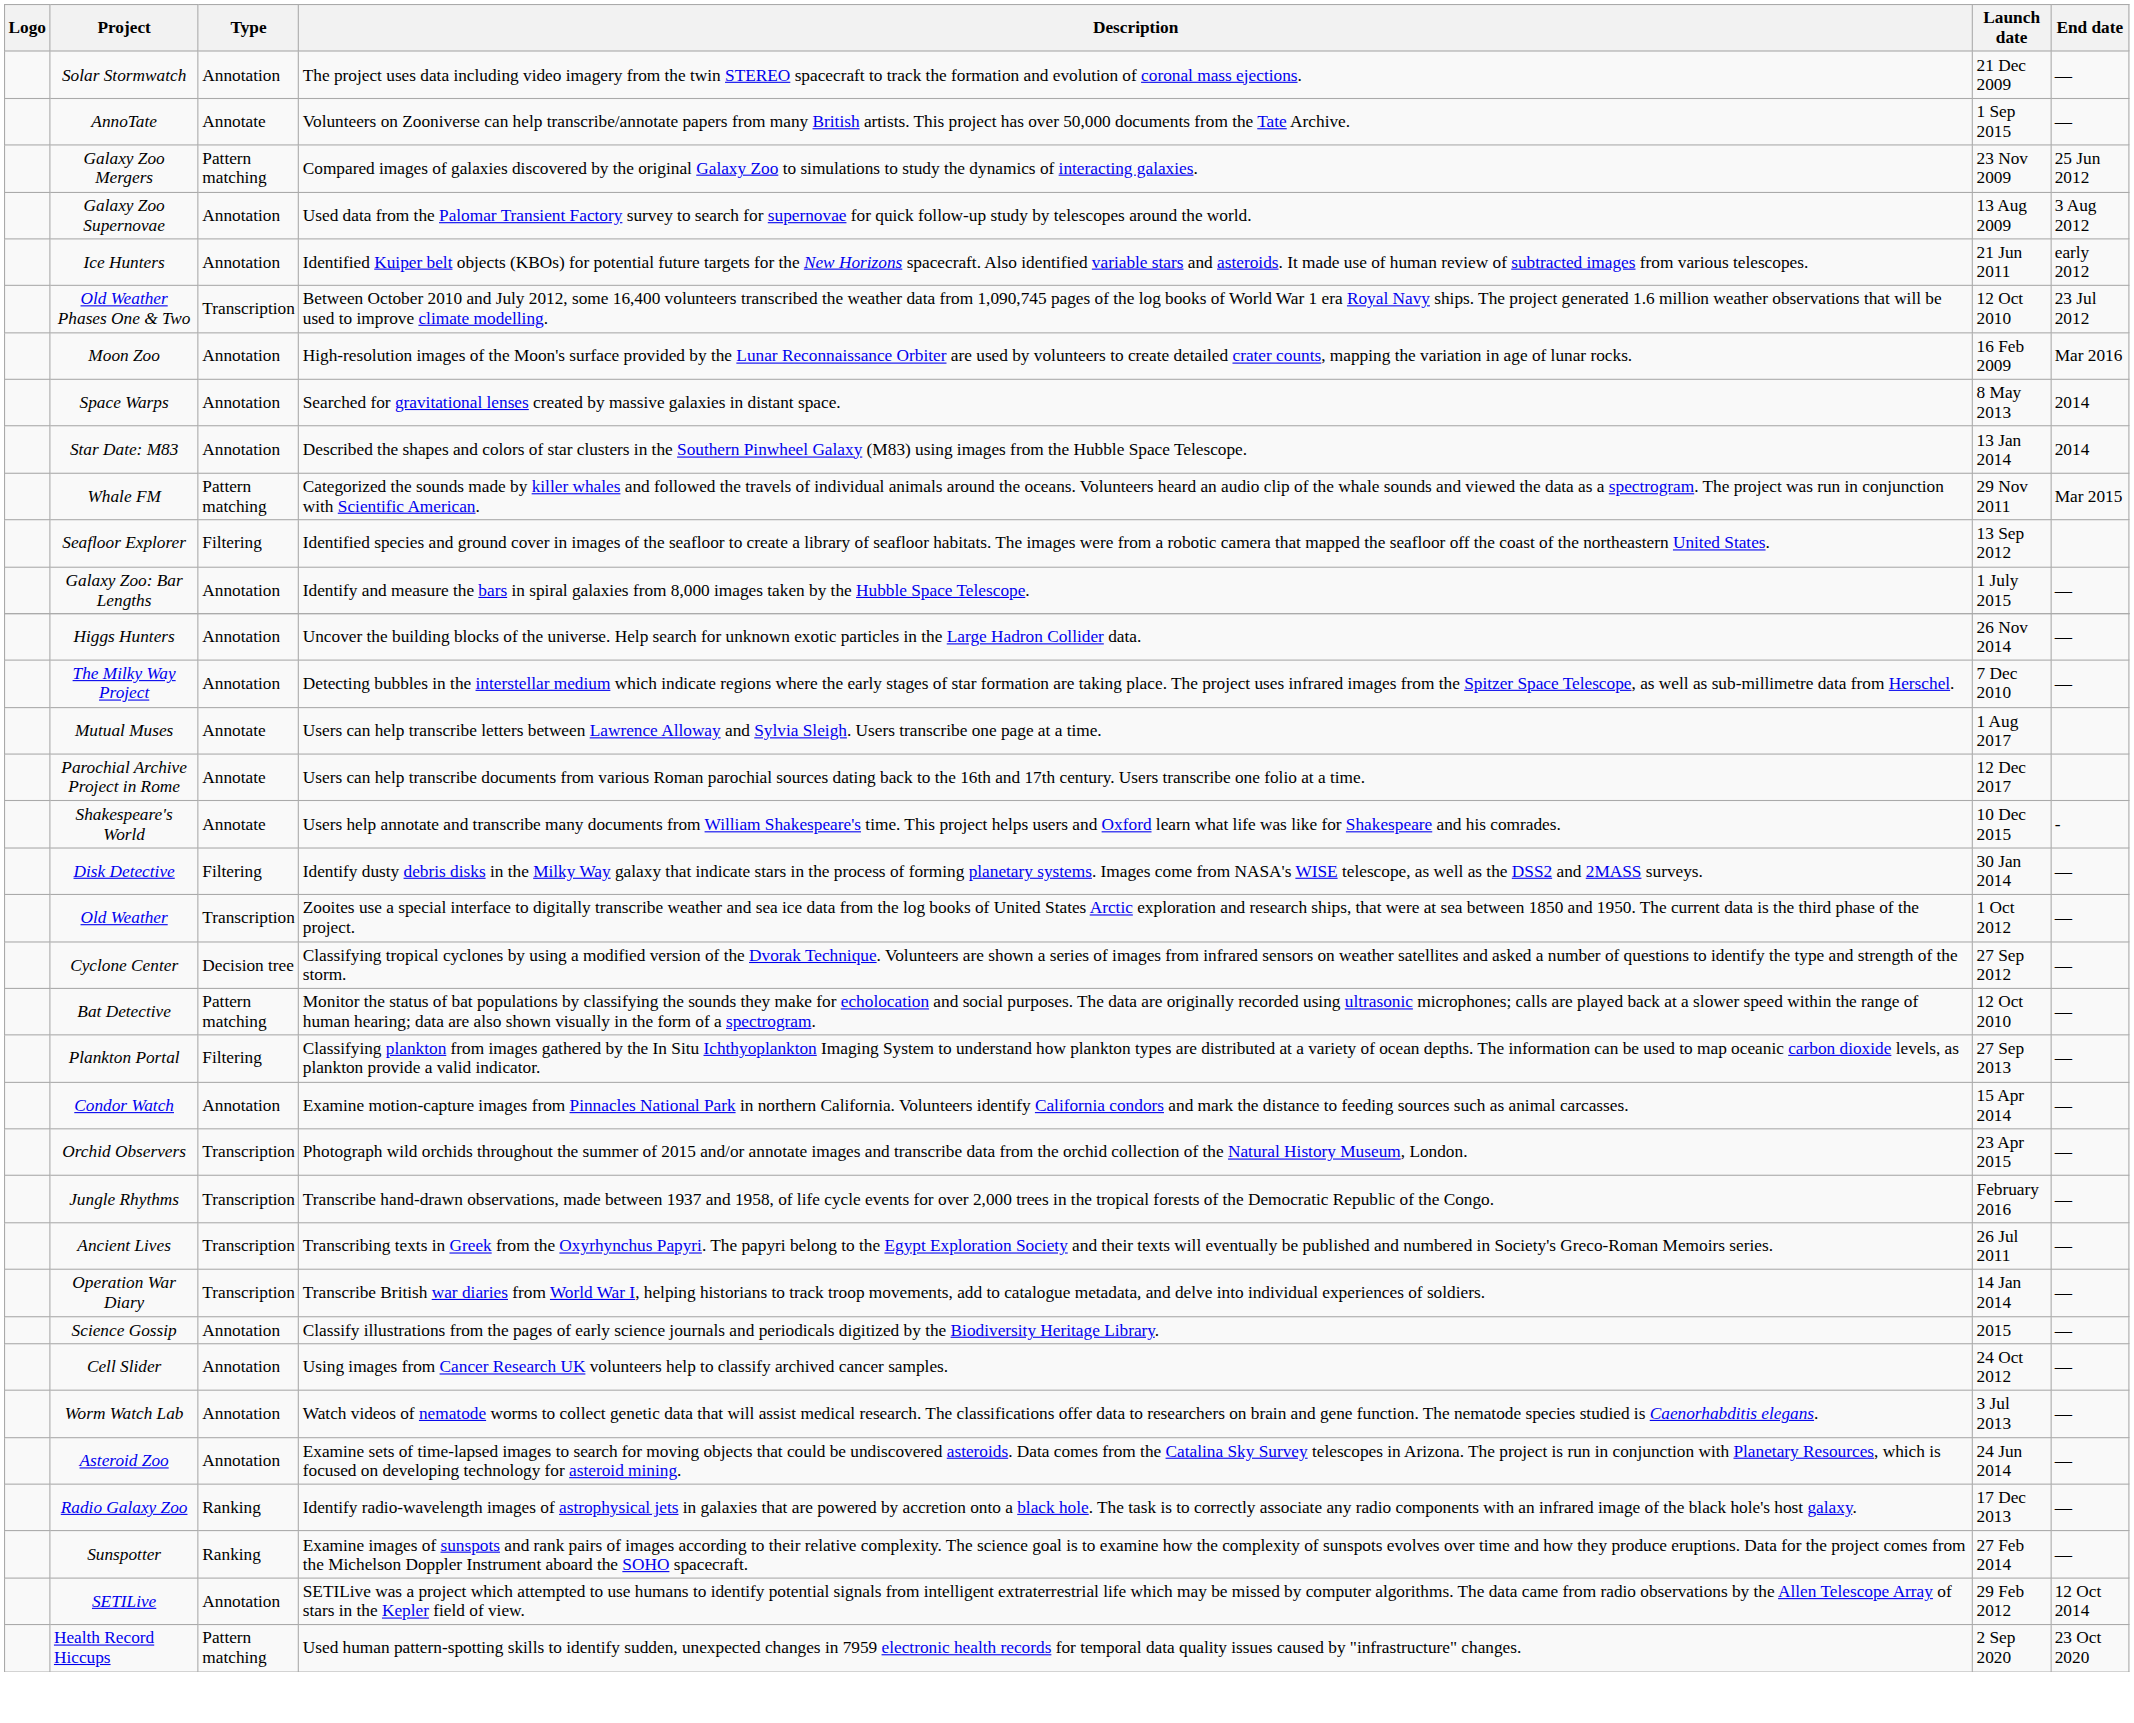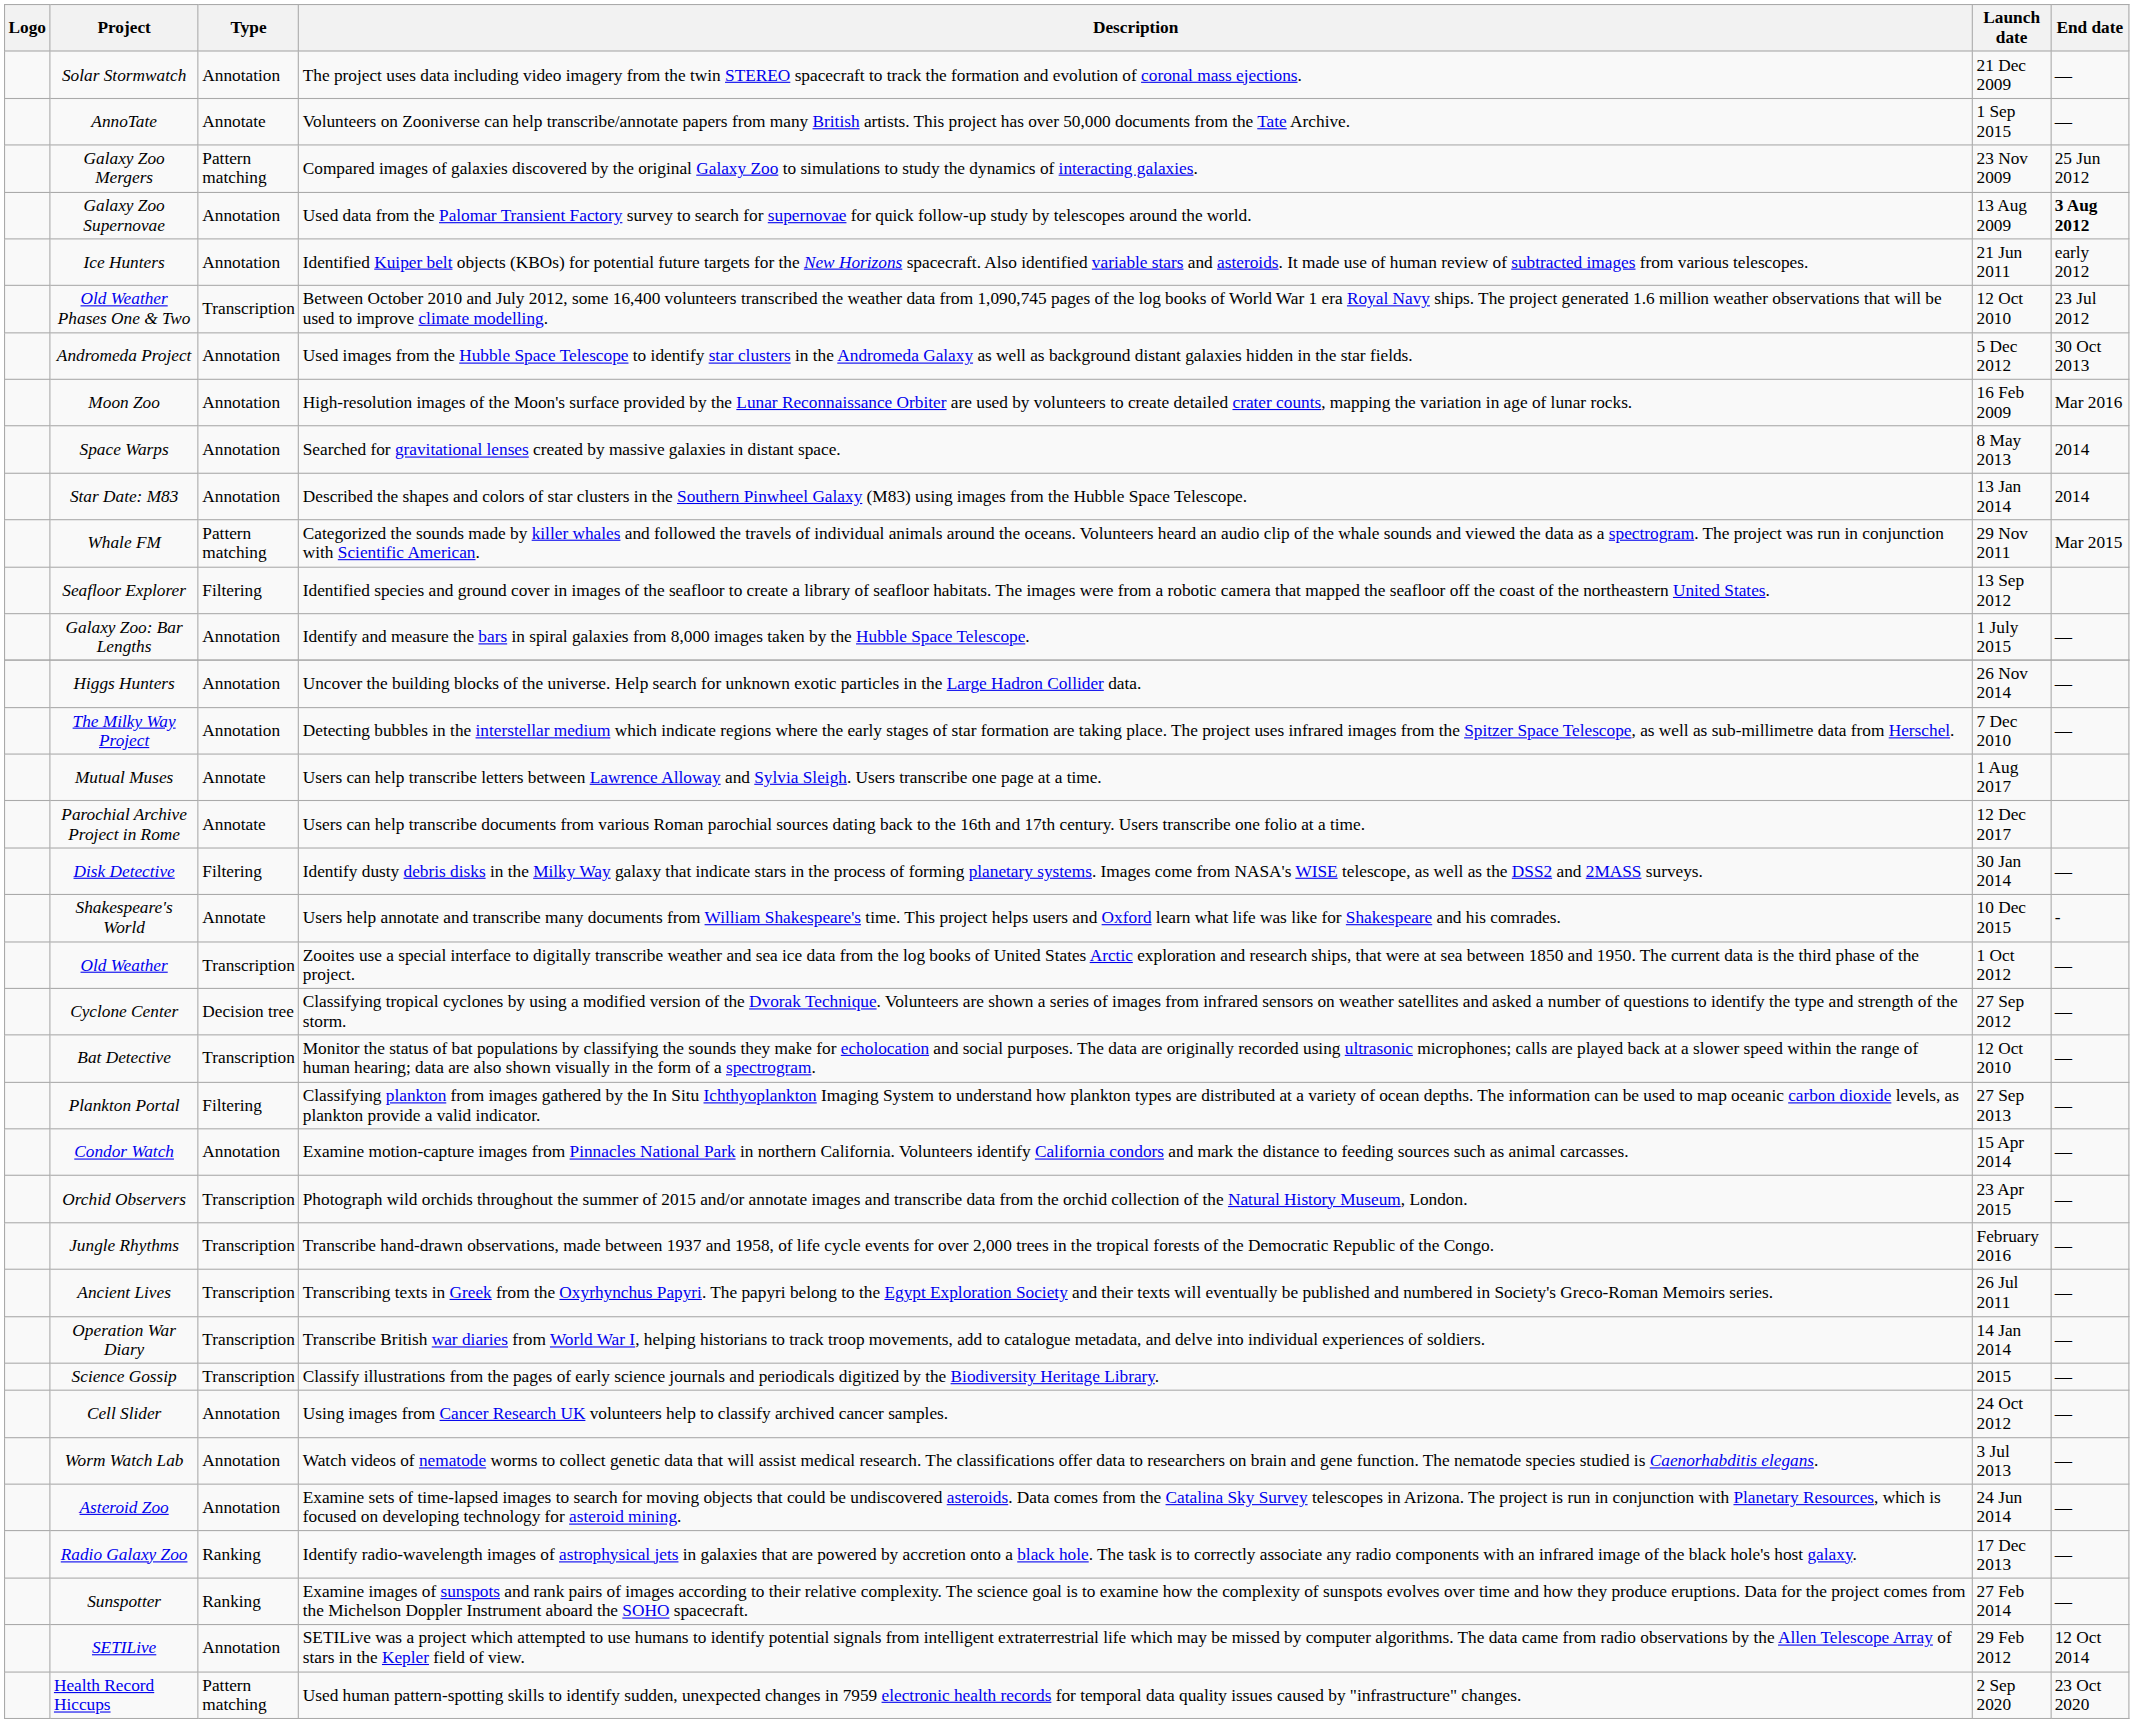(2076, 215) normal -> (2076, 215) bold
+ row: (124, 355)
rows swapped: (124, 824) <-> (124, 871)
(234, 1011) Pattern matching -> (249, 1058) Transcription
(241, 1329) Annotation -> (249, 1376) Transcription
